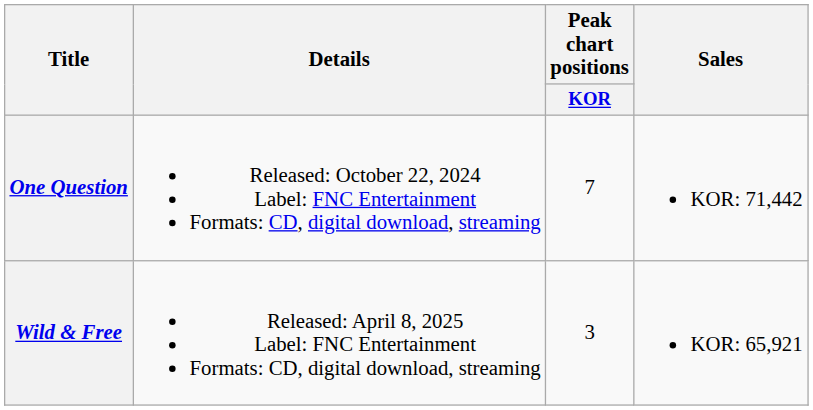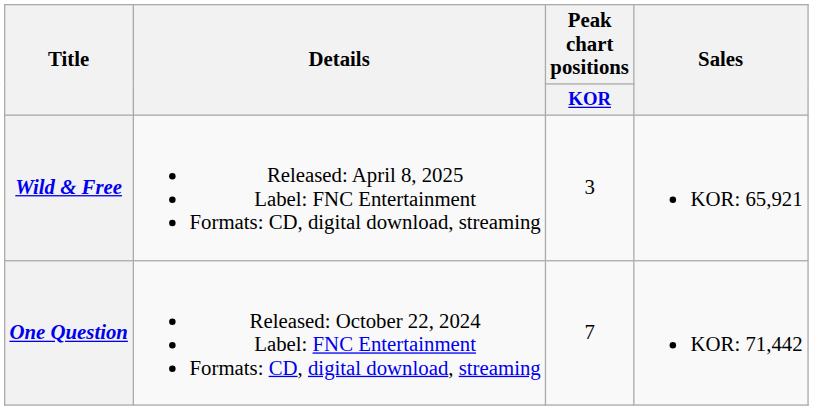rows swapped: (69, 187) <-> (69, 332)
